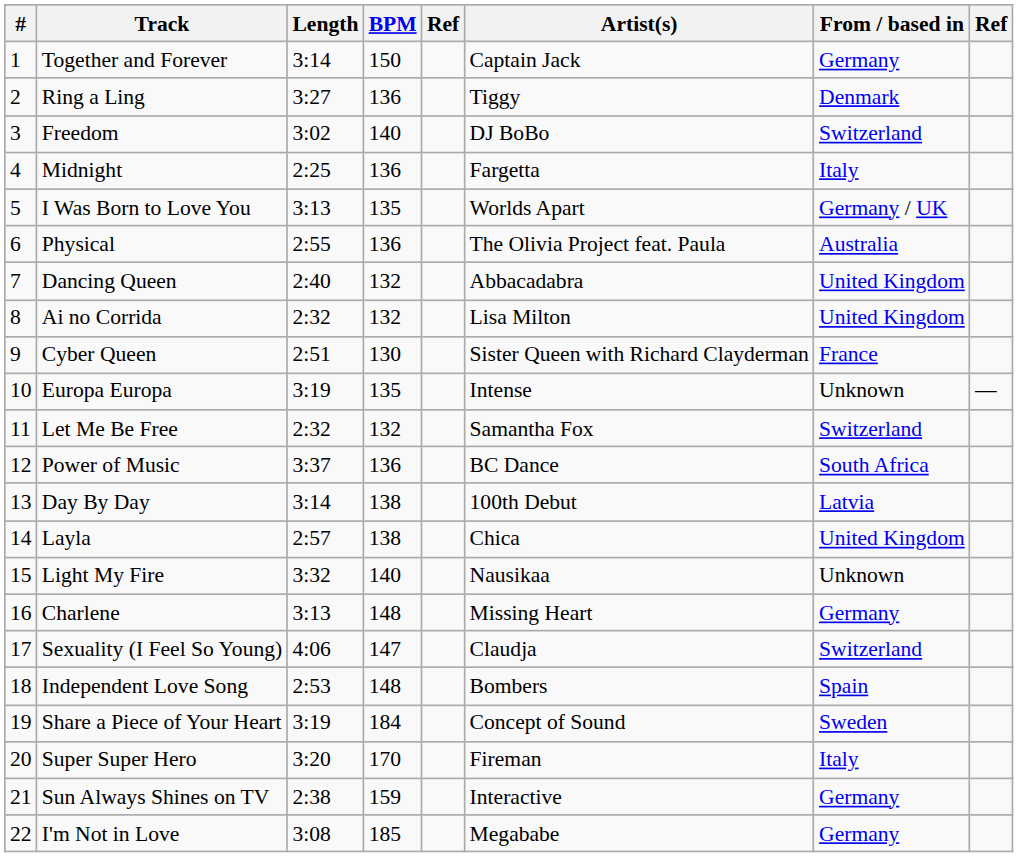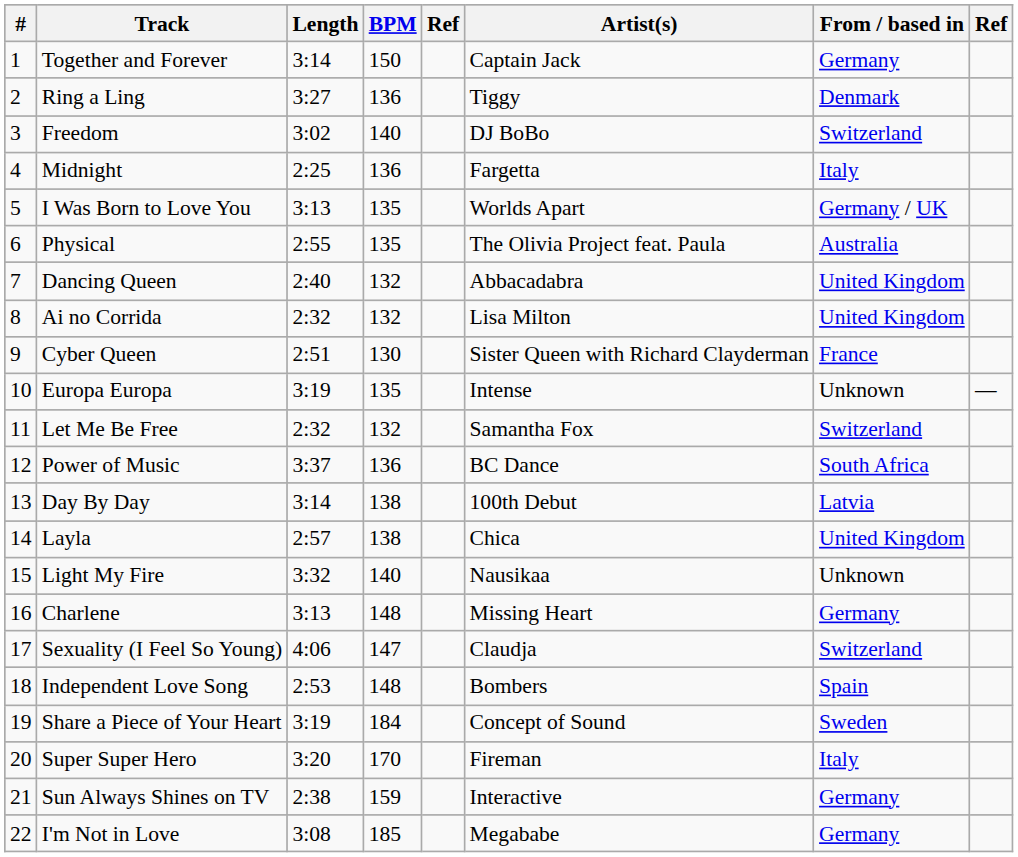(385, 243) 136 -> (385, 243) 135
